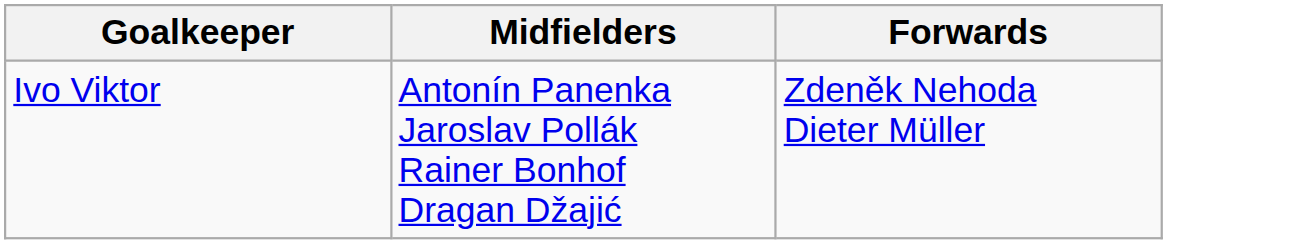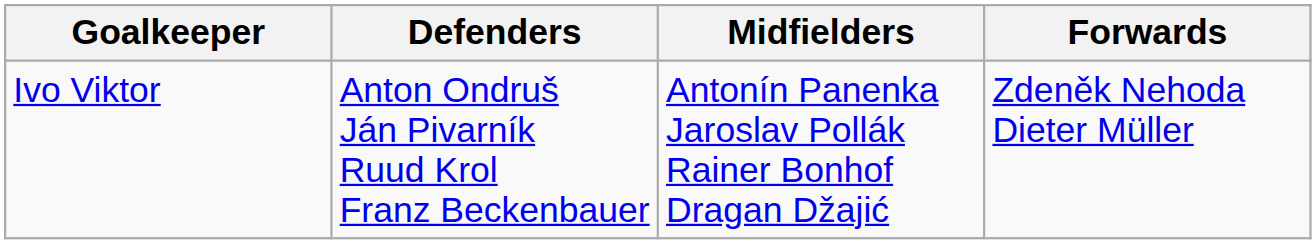+ column: (495, 32)
